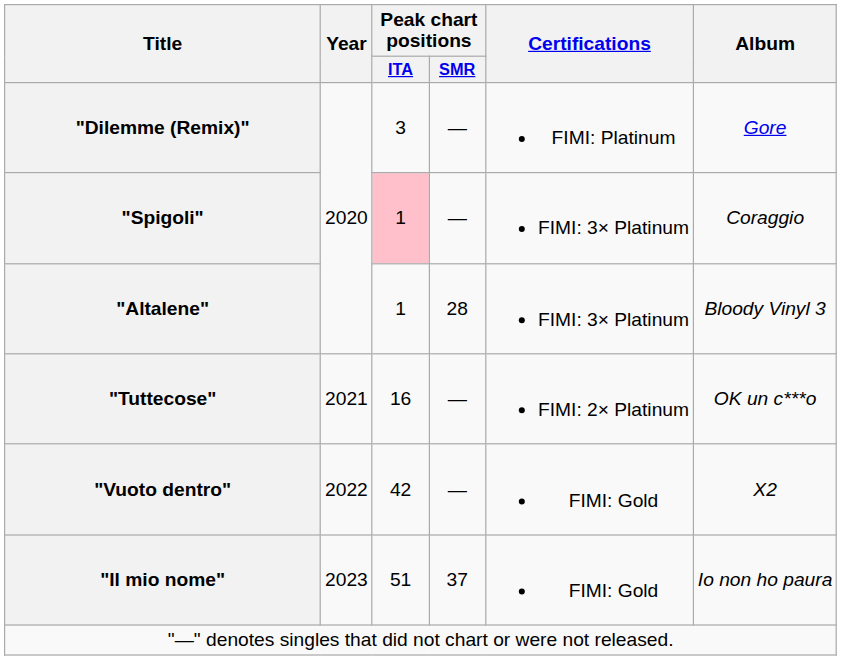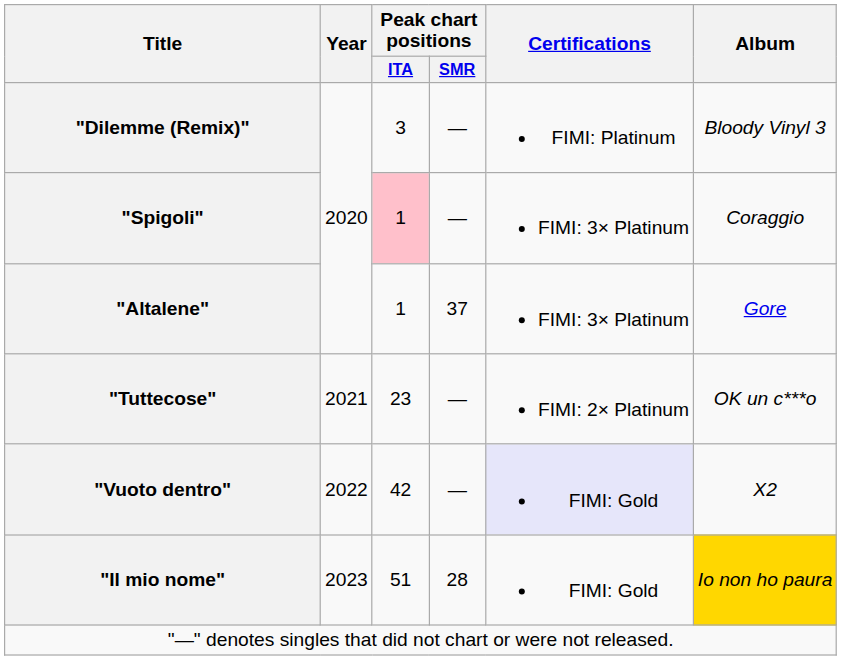(765, 127) Gore -> (765, 127) Bloody Vinyl 3
(457, 308) 28 -> (457, 308) 37
(765, 308) Bloody Vinyl 3 -> (765, 308) Gore
(401, 398) 16 -> (401, 398) 23
(589, 500) no background -> (589, 500) lavender background
(457, 579) 37 -> (457, 579) 28
(765, 579) no background -> (765, 579) gold background
